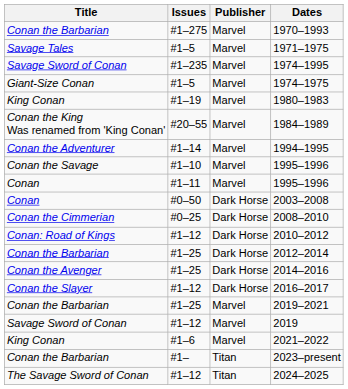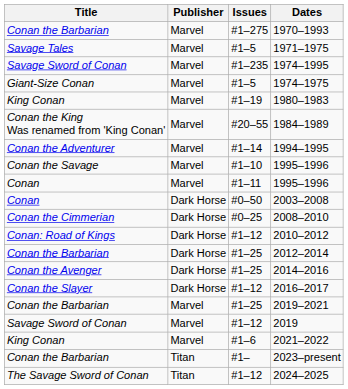columns swapped: (240, 13) <-> (189, 13)
